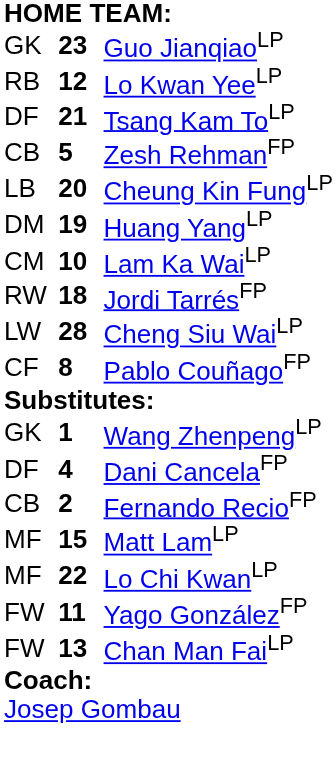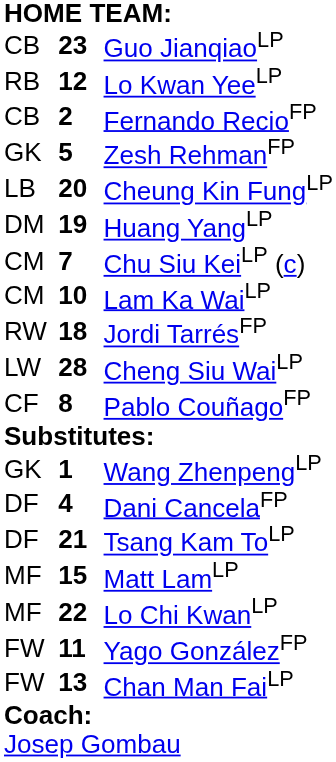(23, 45) GK -> (22, 45) CB
rows swapped: (210, 504) <-> (199, 117)
(22, 152) CB -> (23, 152) GK
+ row: (204, 260)
